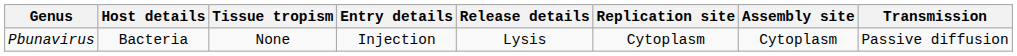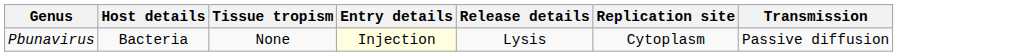- column: (798, 16)
(397, 40) no background -> (397, 40) lightyellow background
